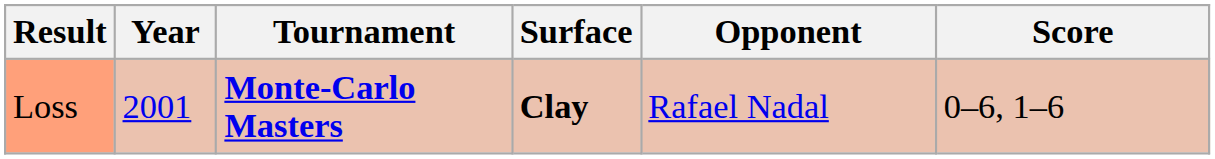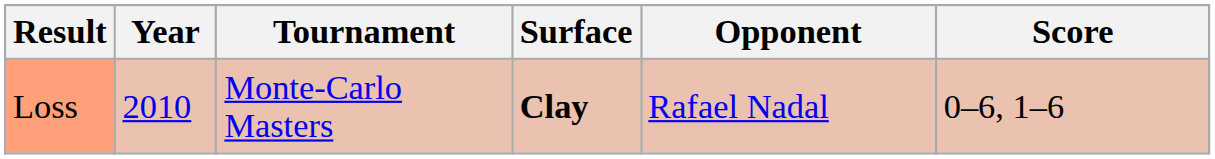(157, 105) 2001 -> (157, 105) 2010
(320, 105) bold -> (313, 105) normal
